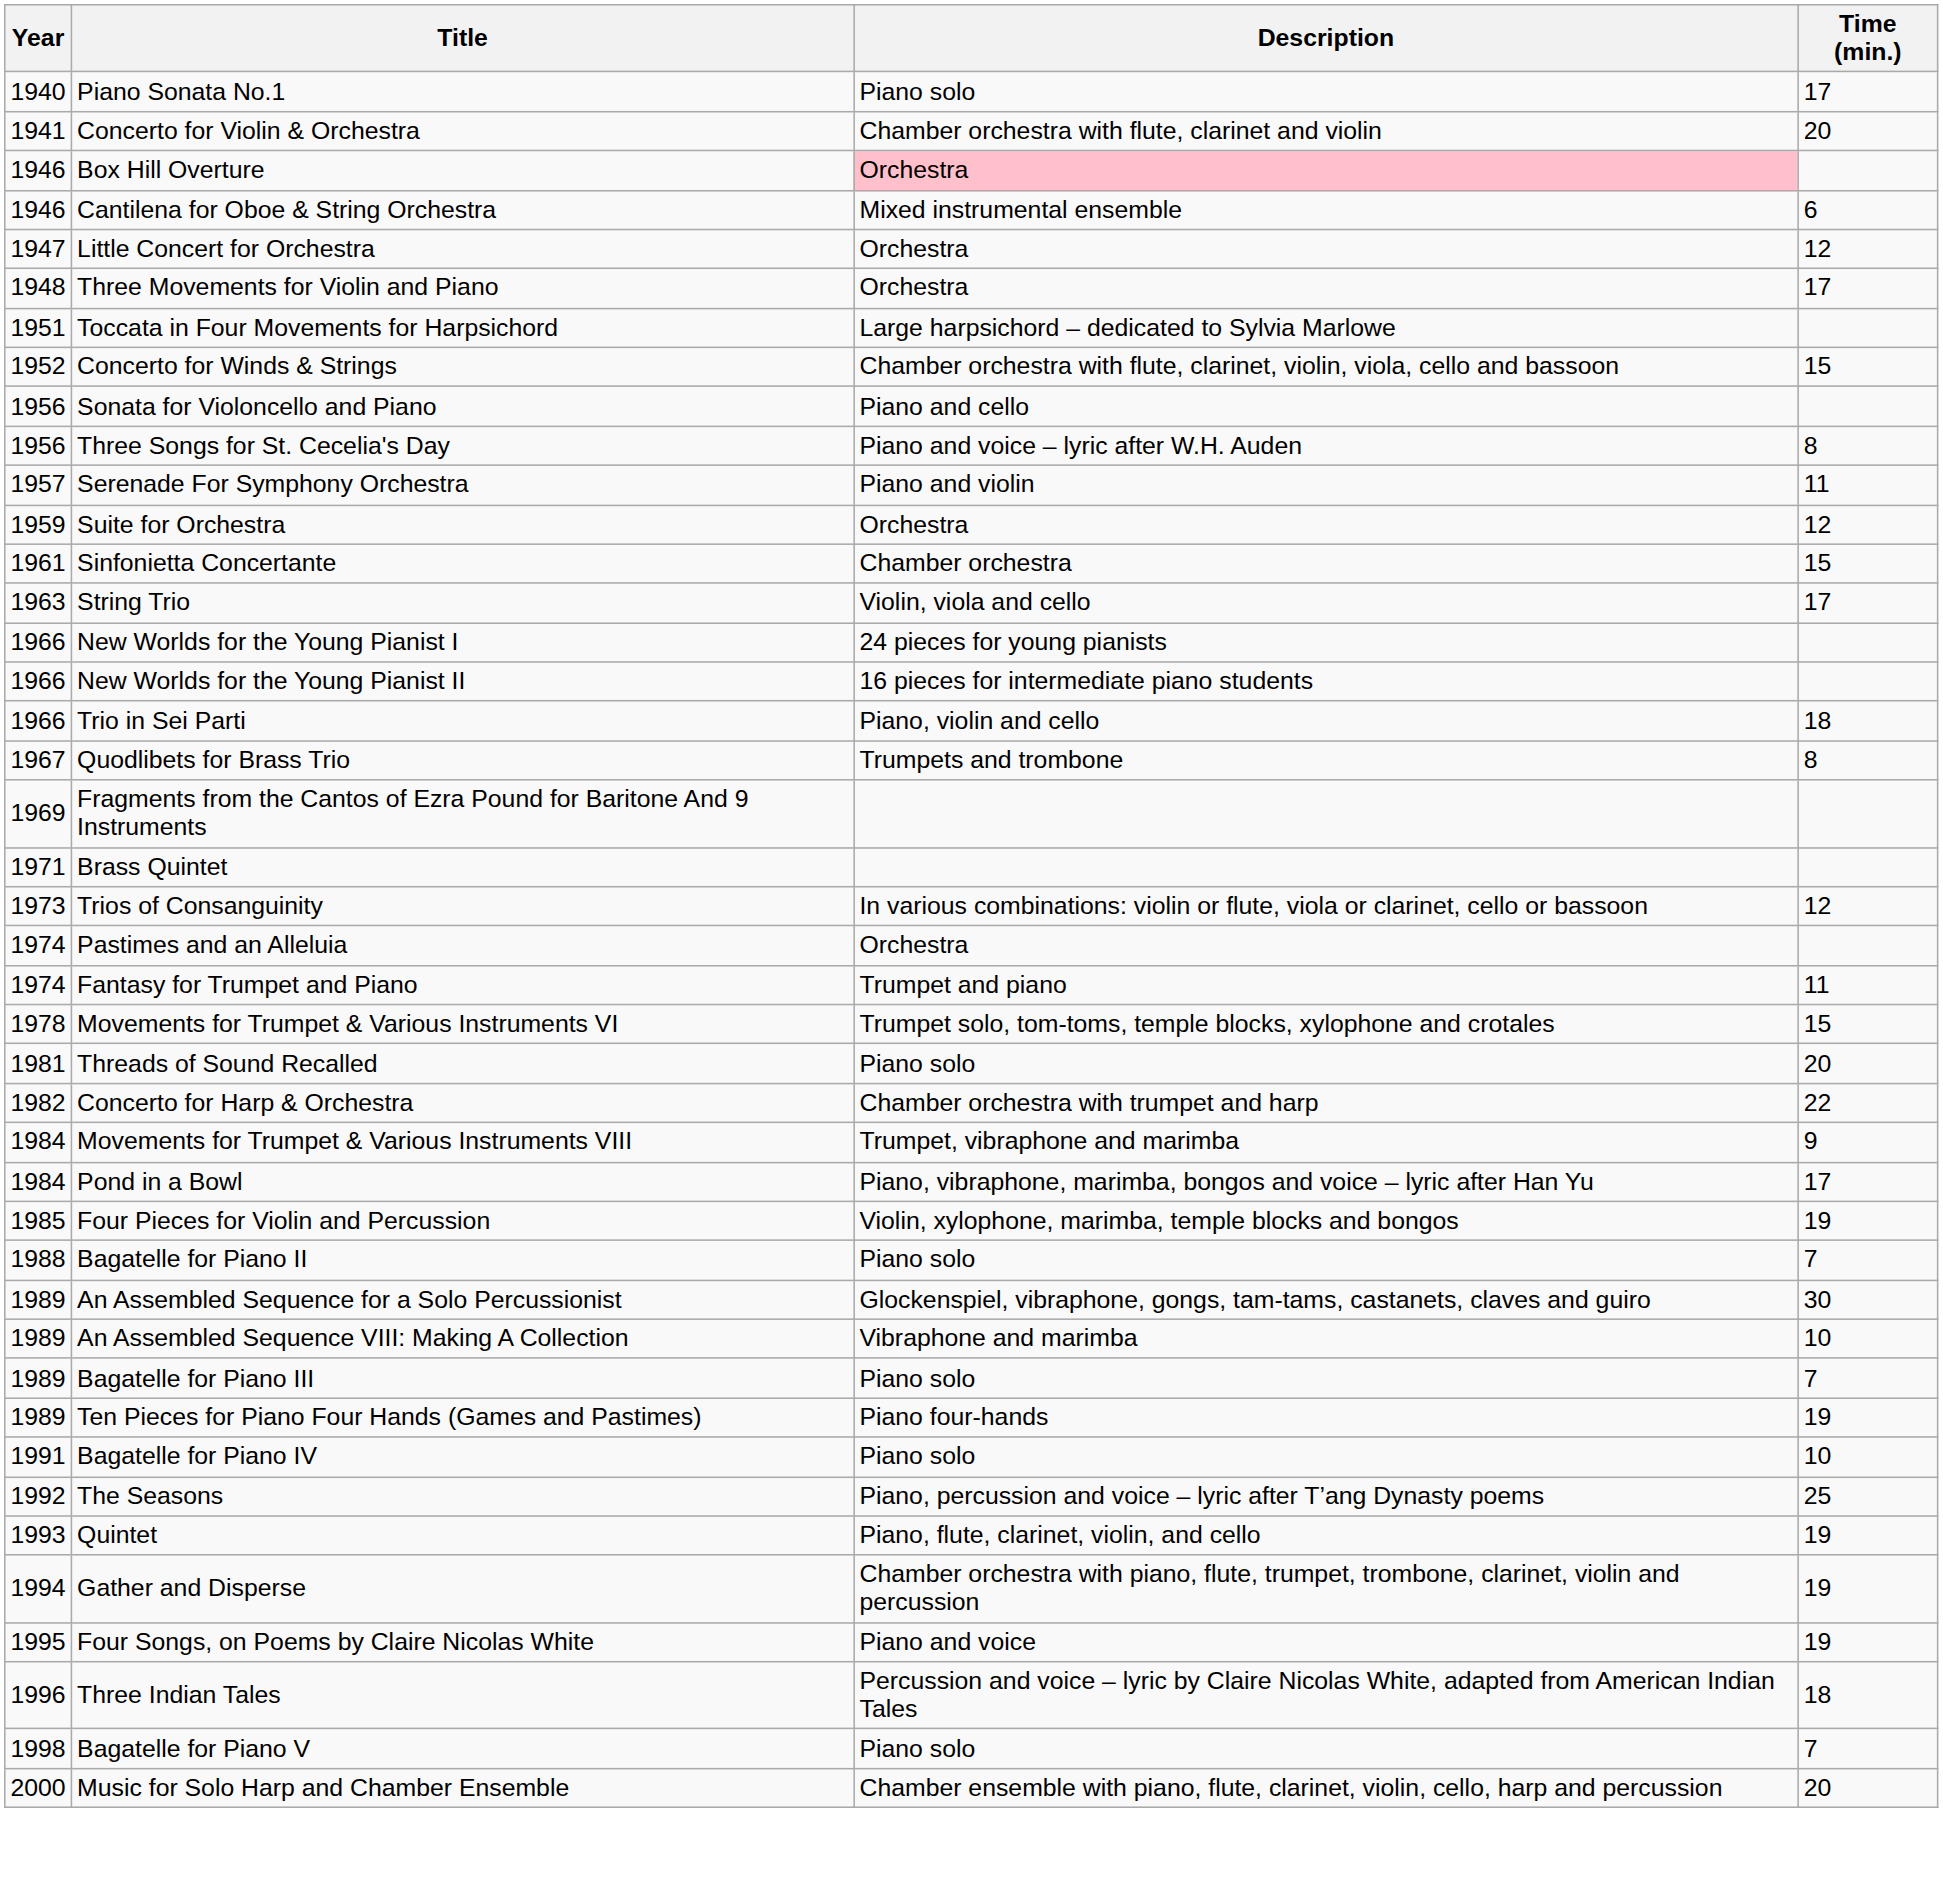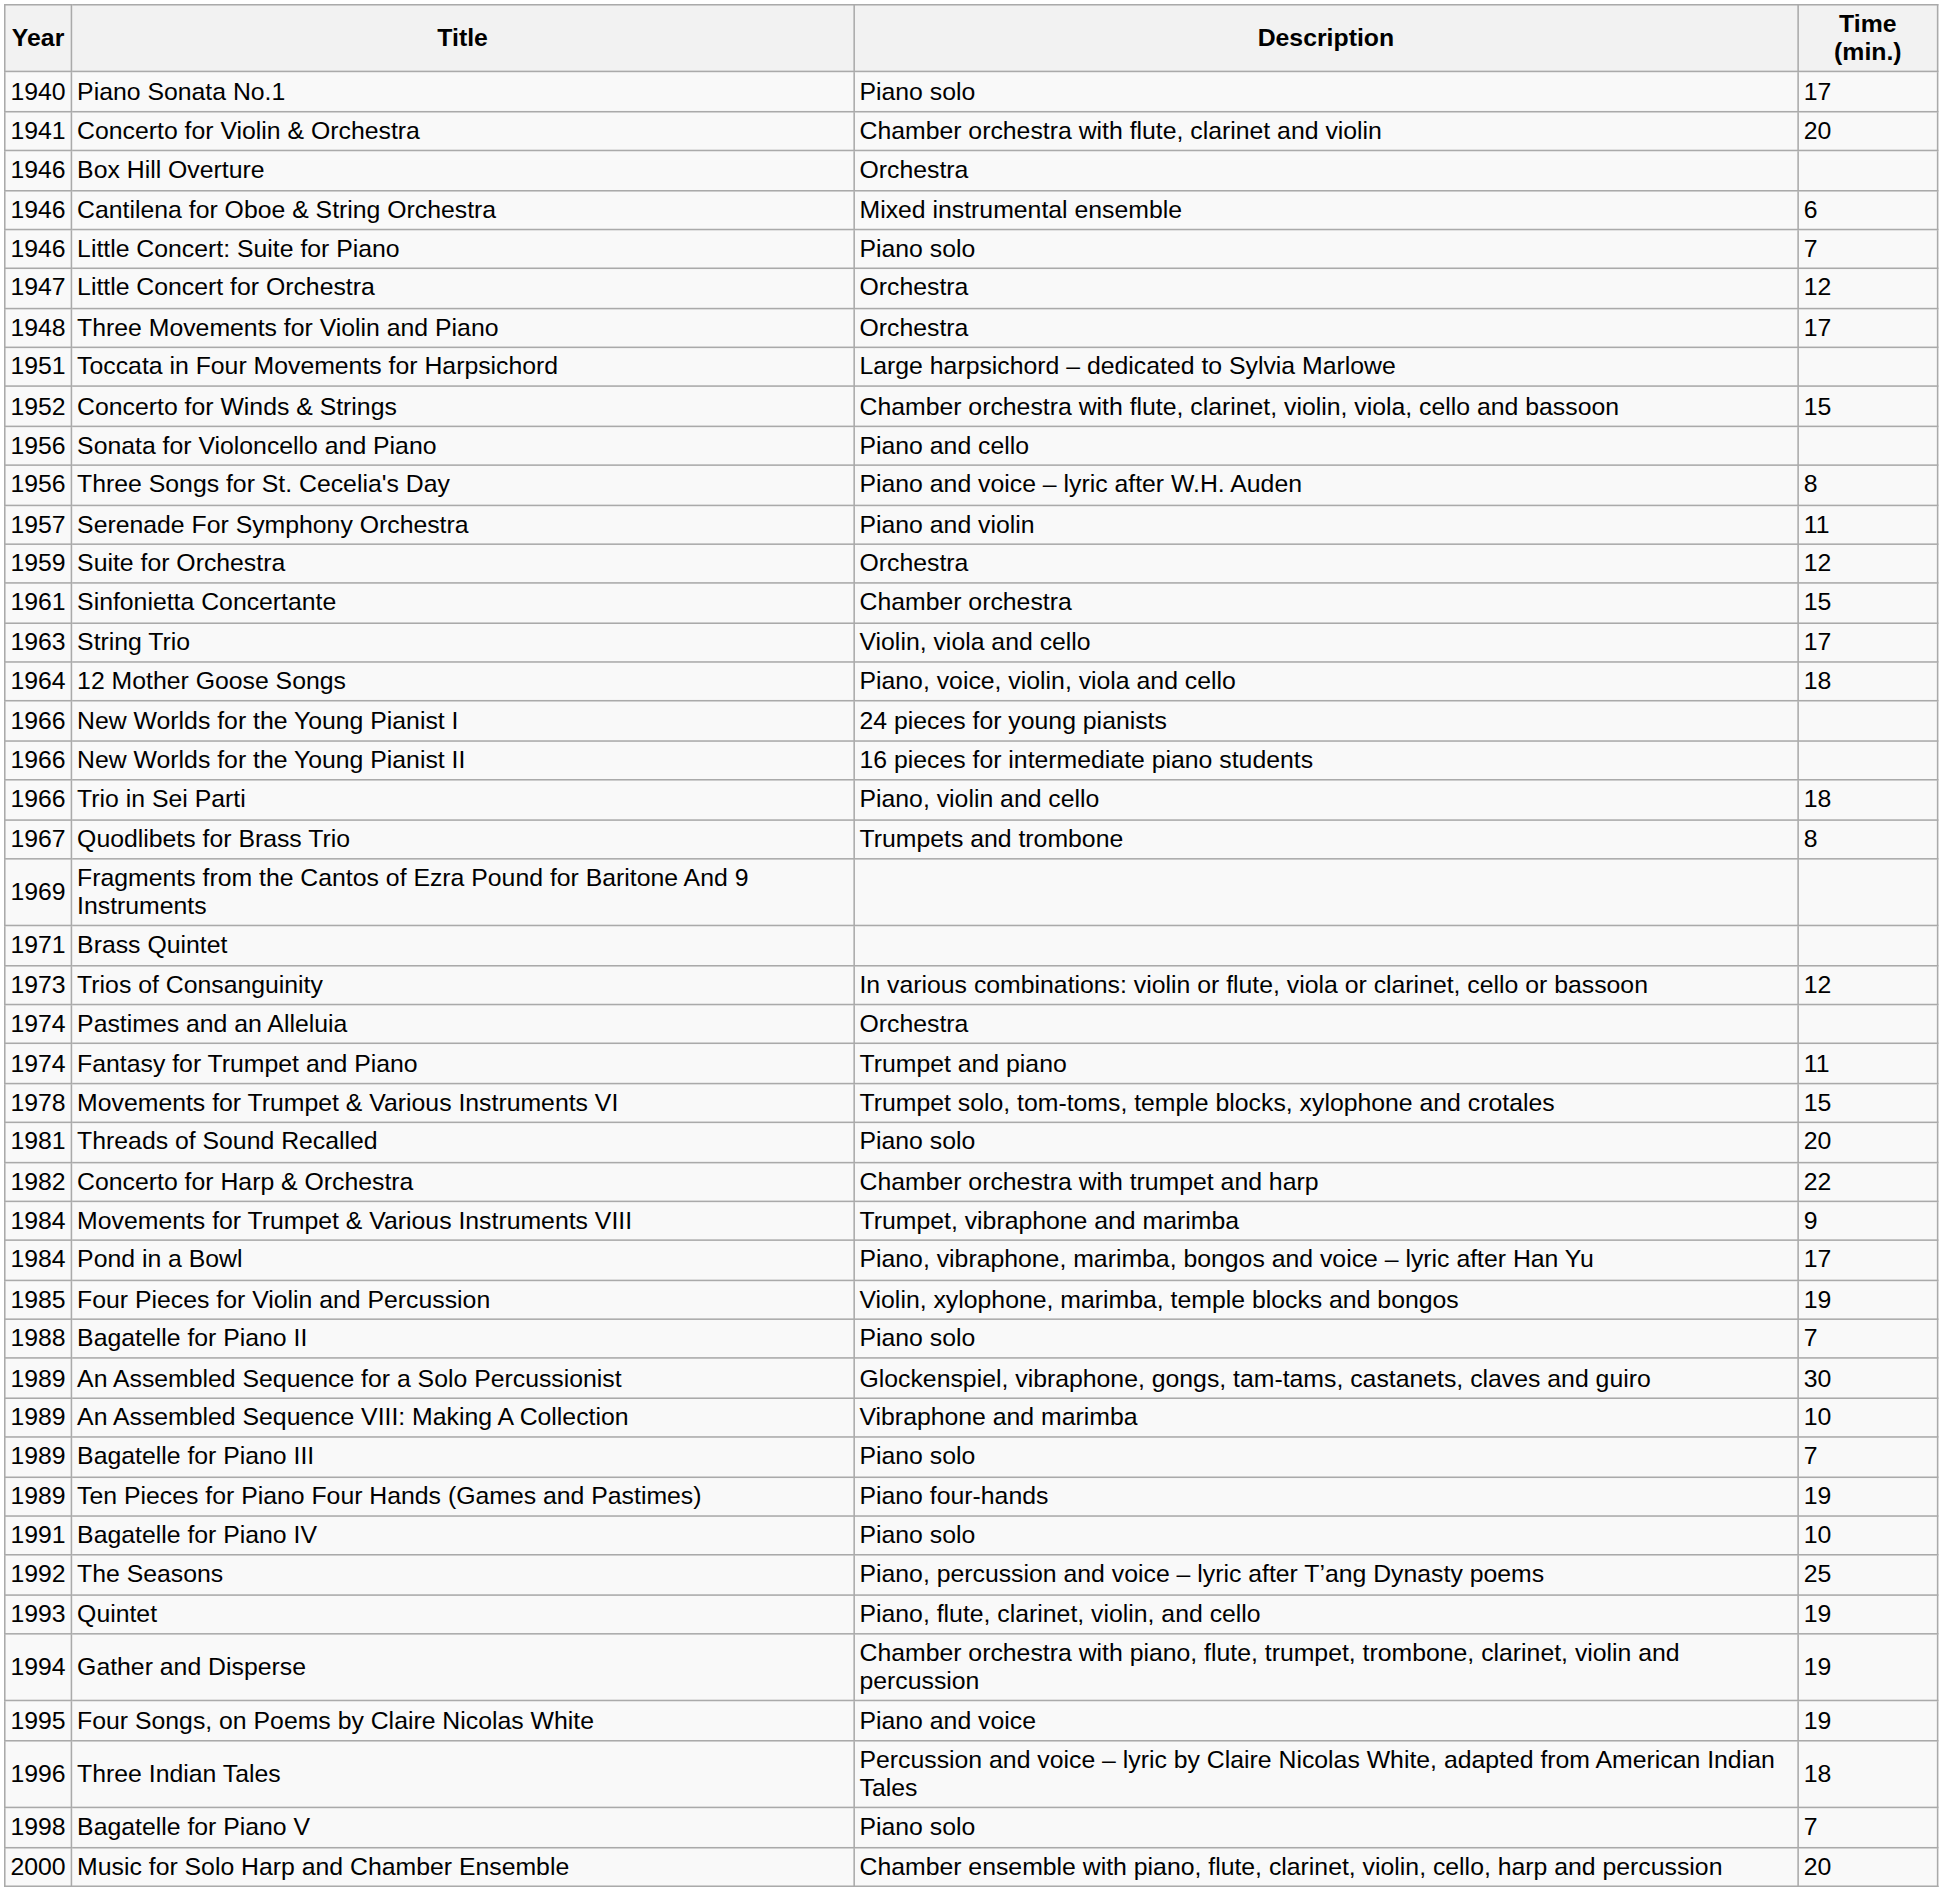(914, 170) pink background -> (914, 170) no background
+ row: (238, 248)
+ row: (212, 681)
